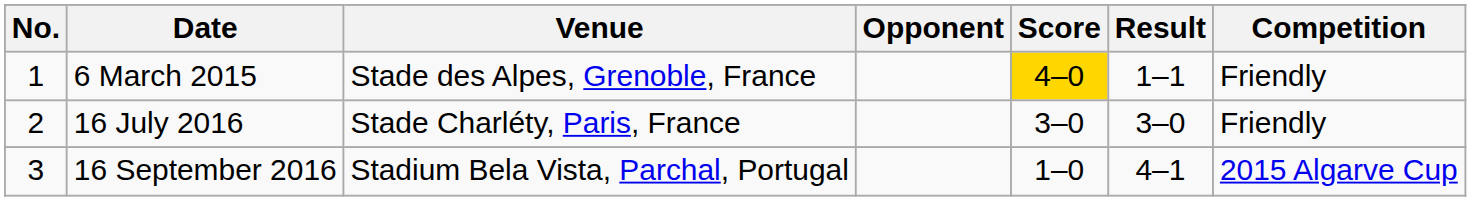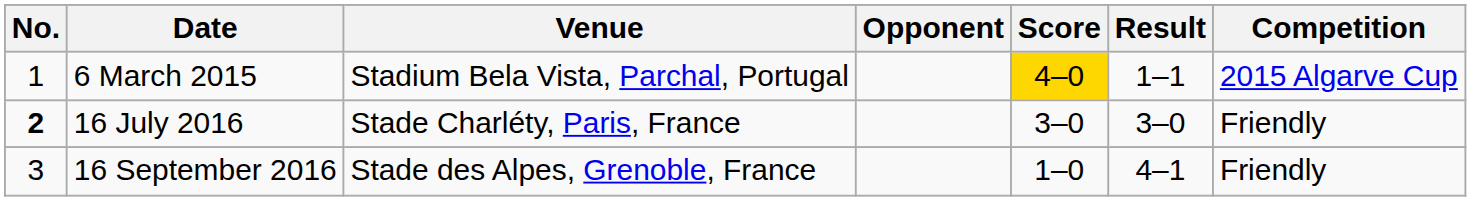(583, 75) Stade des Alpes, Grenoble, France -> (600, 75) Stadium Bela Vista, Parchal, Portugal
(1273, 75) Friendly -> (1339, 75) 2015 Algarve Cup
(36, 123) normal -> (36, 123) bold
(600, 170) Stadium Bela Vista, Parchal, Portugal -> (583, 170) Stade des Alpes, Grenoble, France
(1339, 170) 2015 Algarve Cup -> (1273, 170) Friendly
